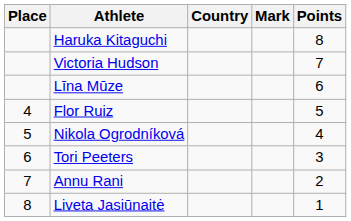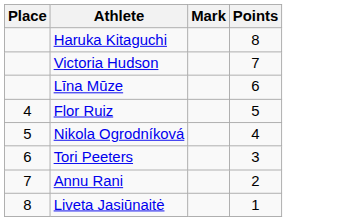- column: (220, 16)
